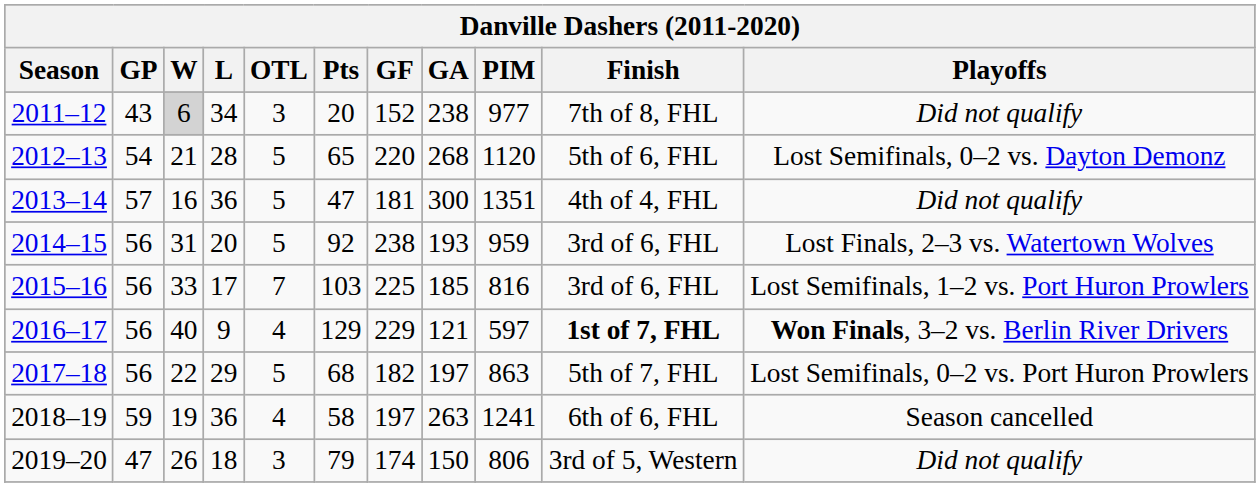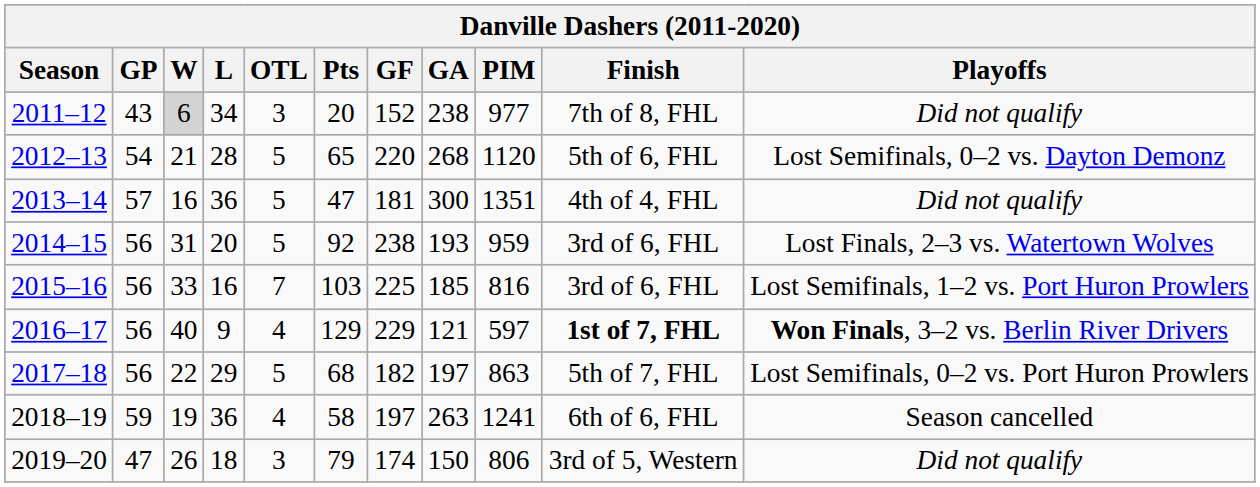(224, 286) 17 -> (224, 286) 16
